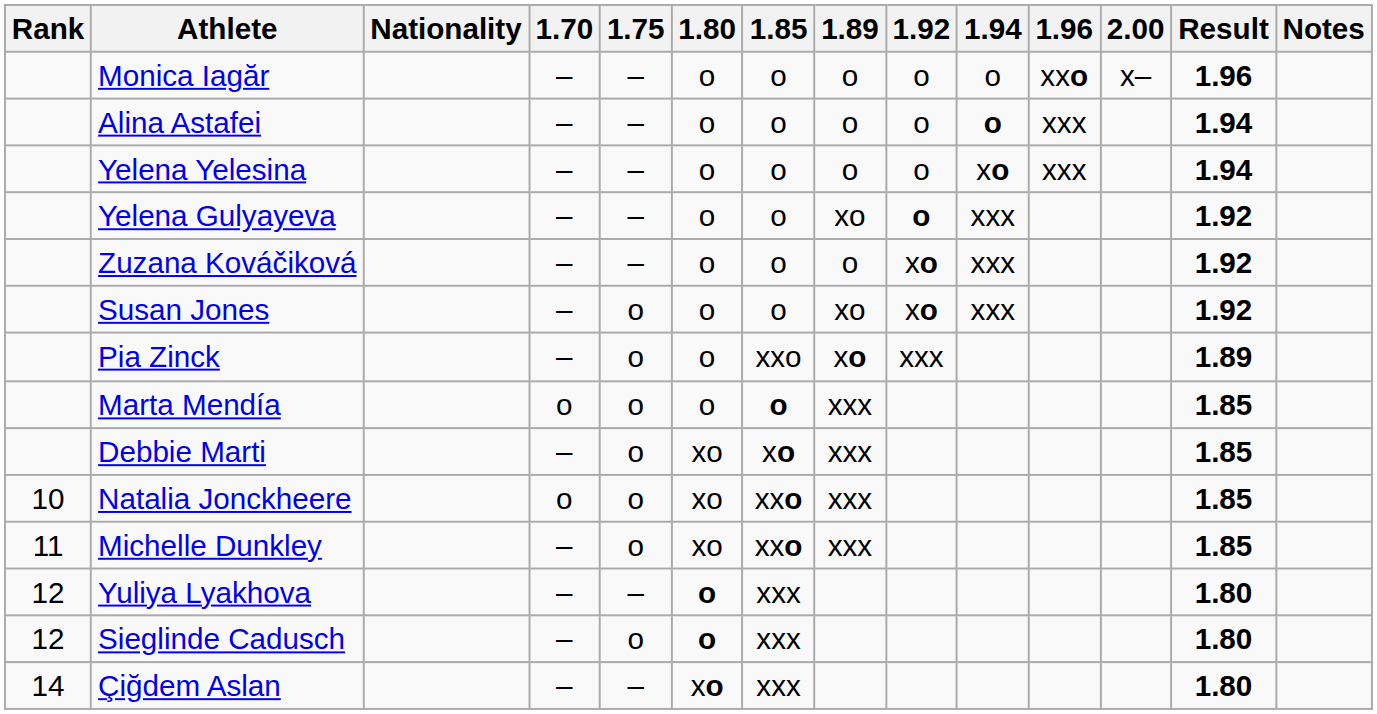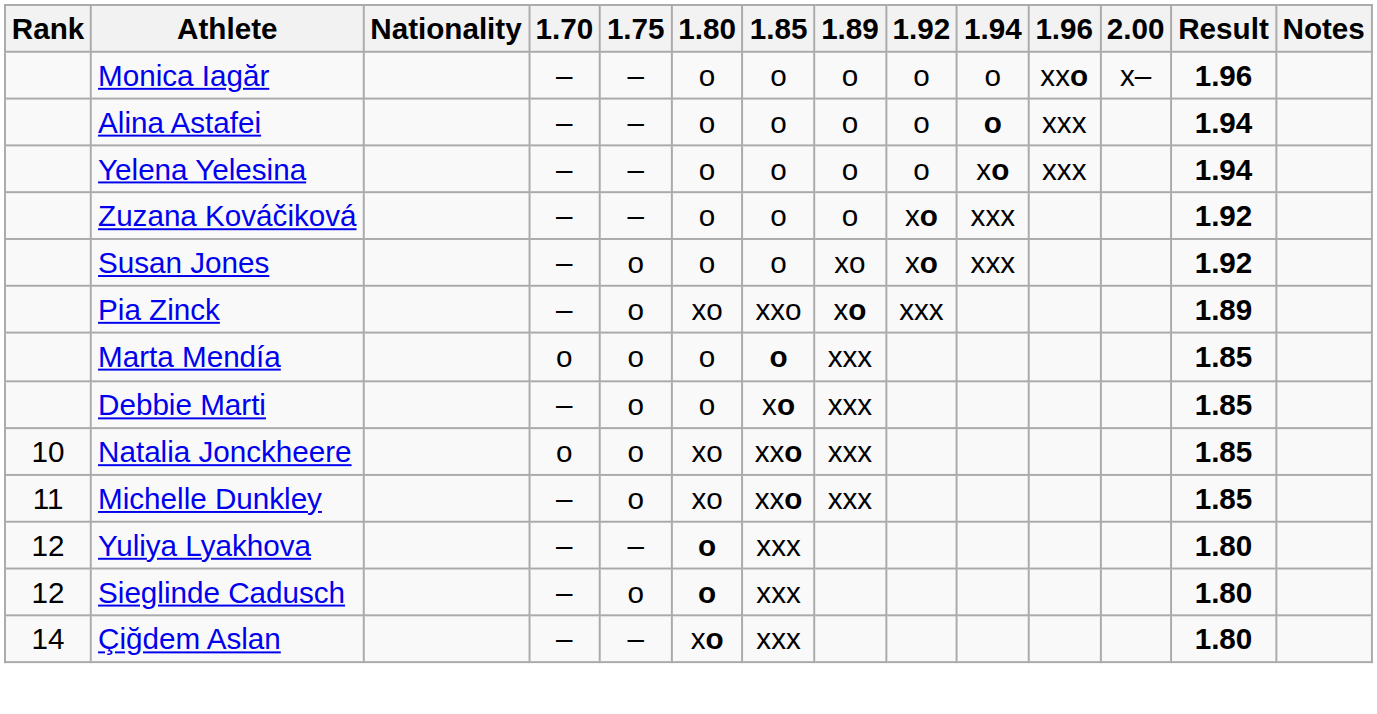- row: (217, 216)
(707, 357) o -> (707, 310) xo
(707, 451) xo -> (707, 404) o
